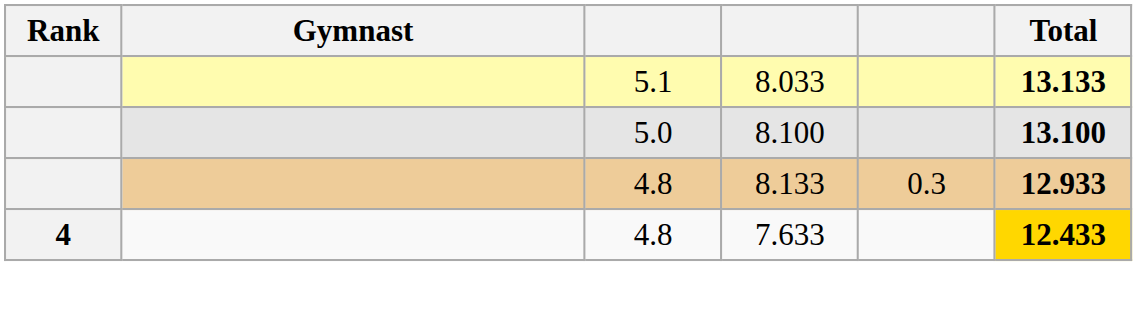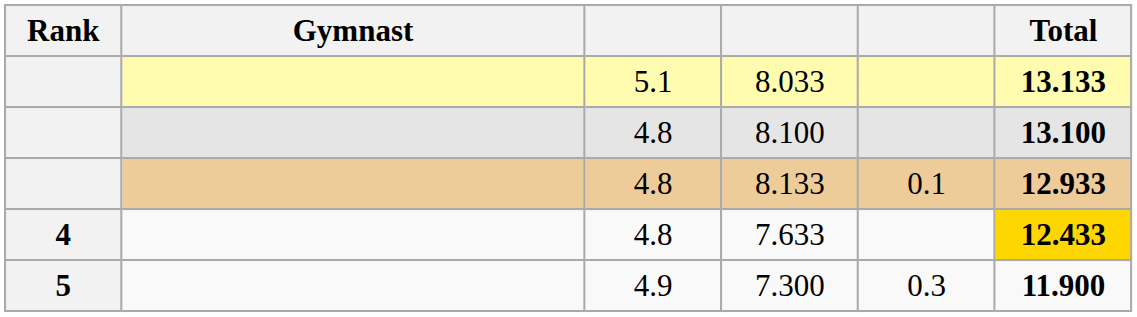(653, 132) 5.0 -> (653, 132) 4.8
(927, 183) 0.3 -> (927, 183) 0.1
+ row: (790, 285)
